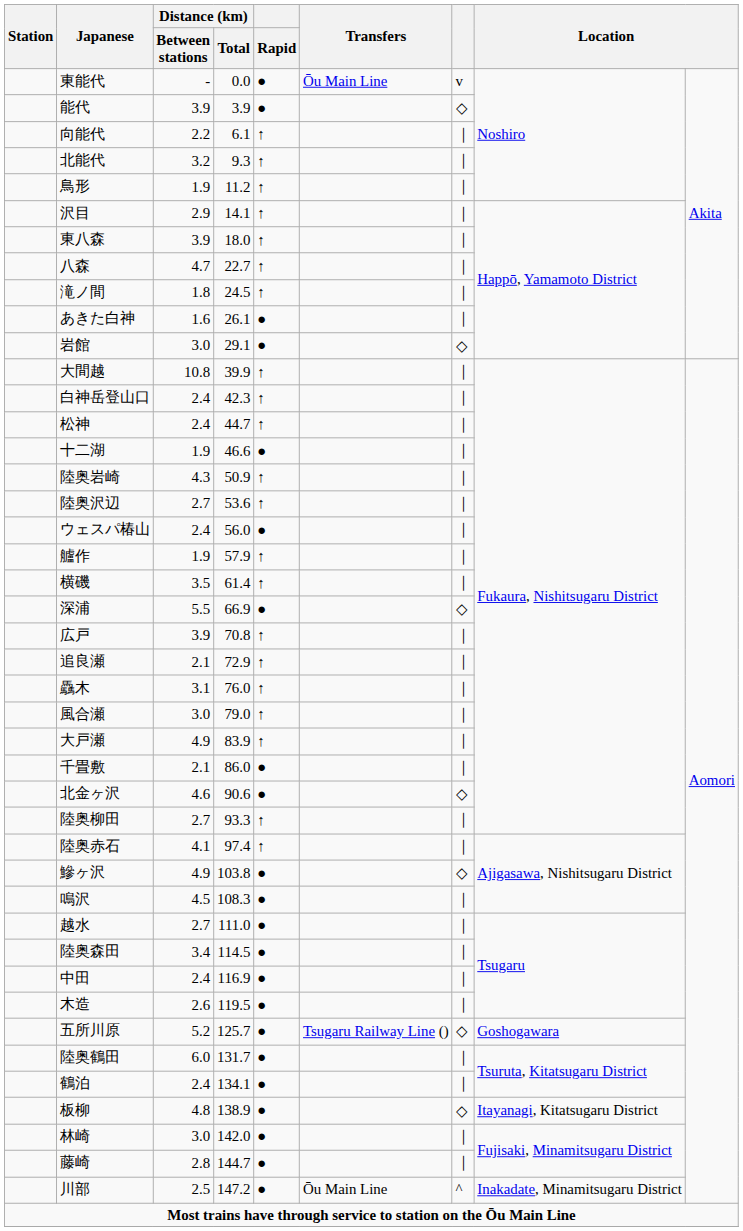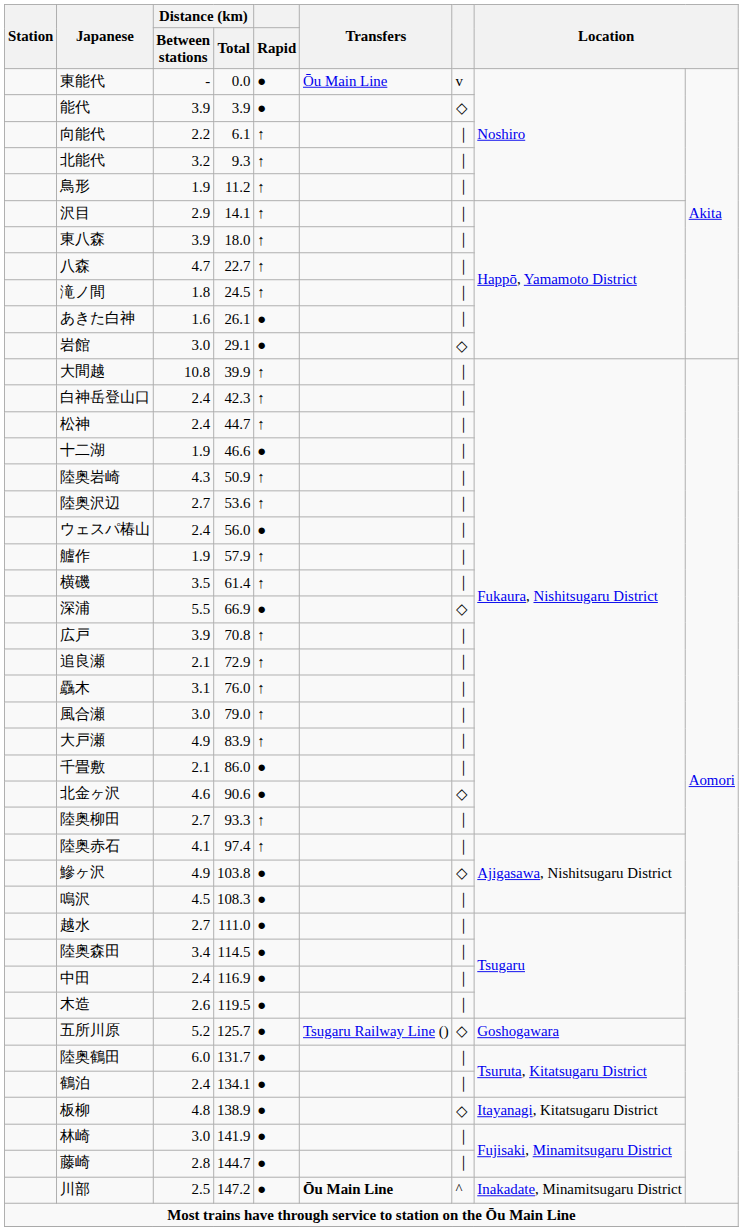(234, 1137) 142.0 -> (234, 1137) 141.9
(345, 1189) normal -> (348, 1189) bold
